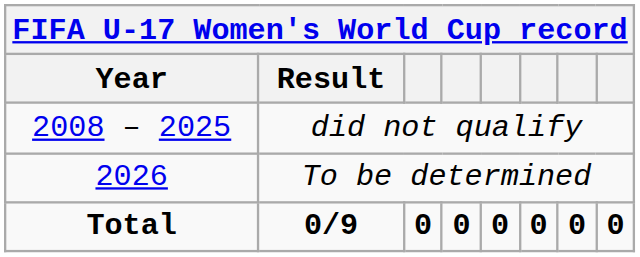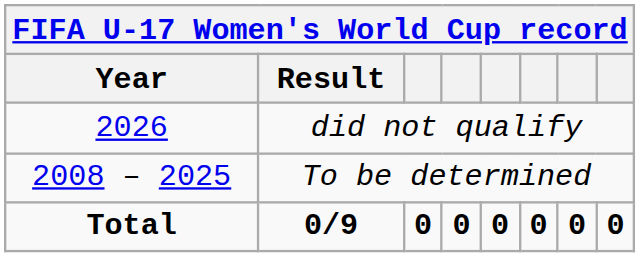(132, 128) 2008 – 2025 -> (132, 128) 2026
(132, 177) 2026 -> (132, 177) 2008 – 2025
